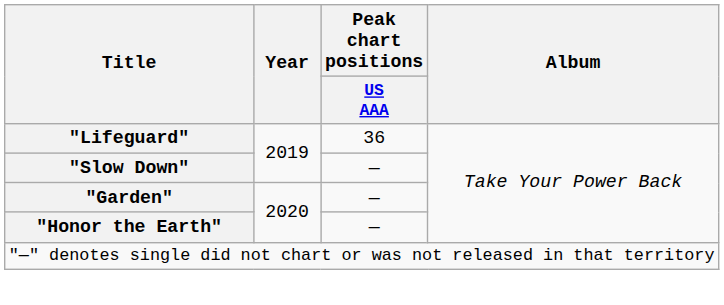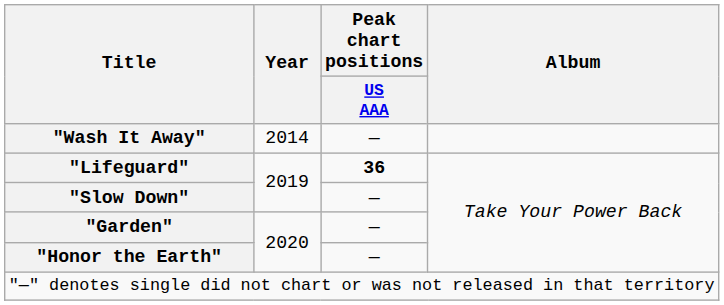+ row: (129, 138)
(374, 138) normal -> (374, 168) bold
